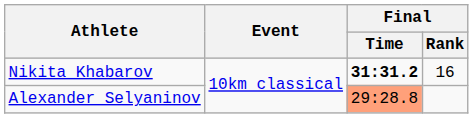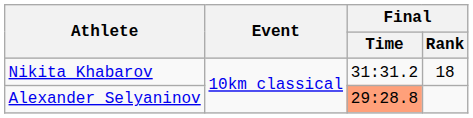(384, 72) bold -> (384, 72) normal
(445, 72) 16 -> (445, 72) 18
